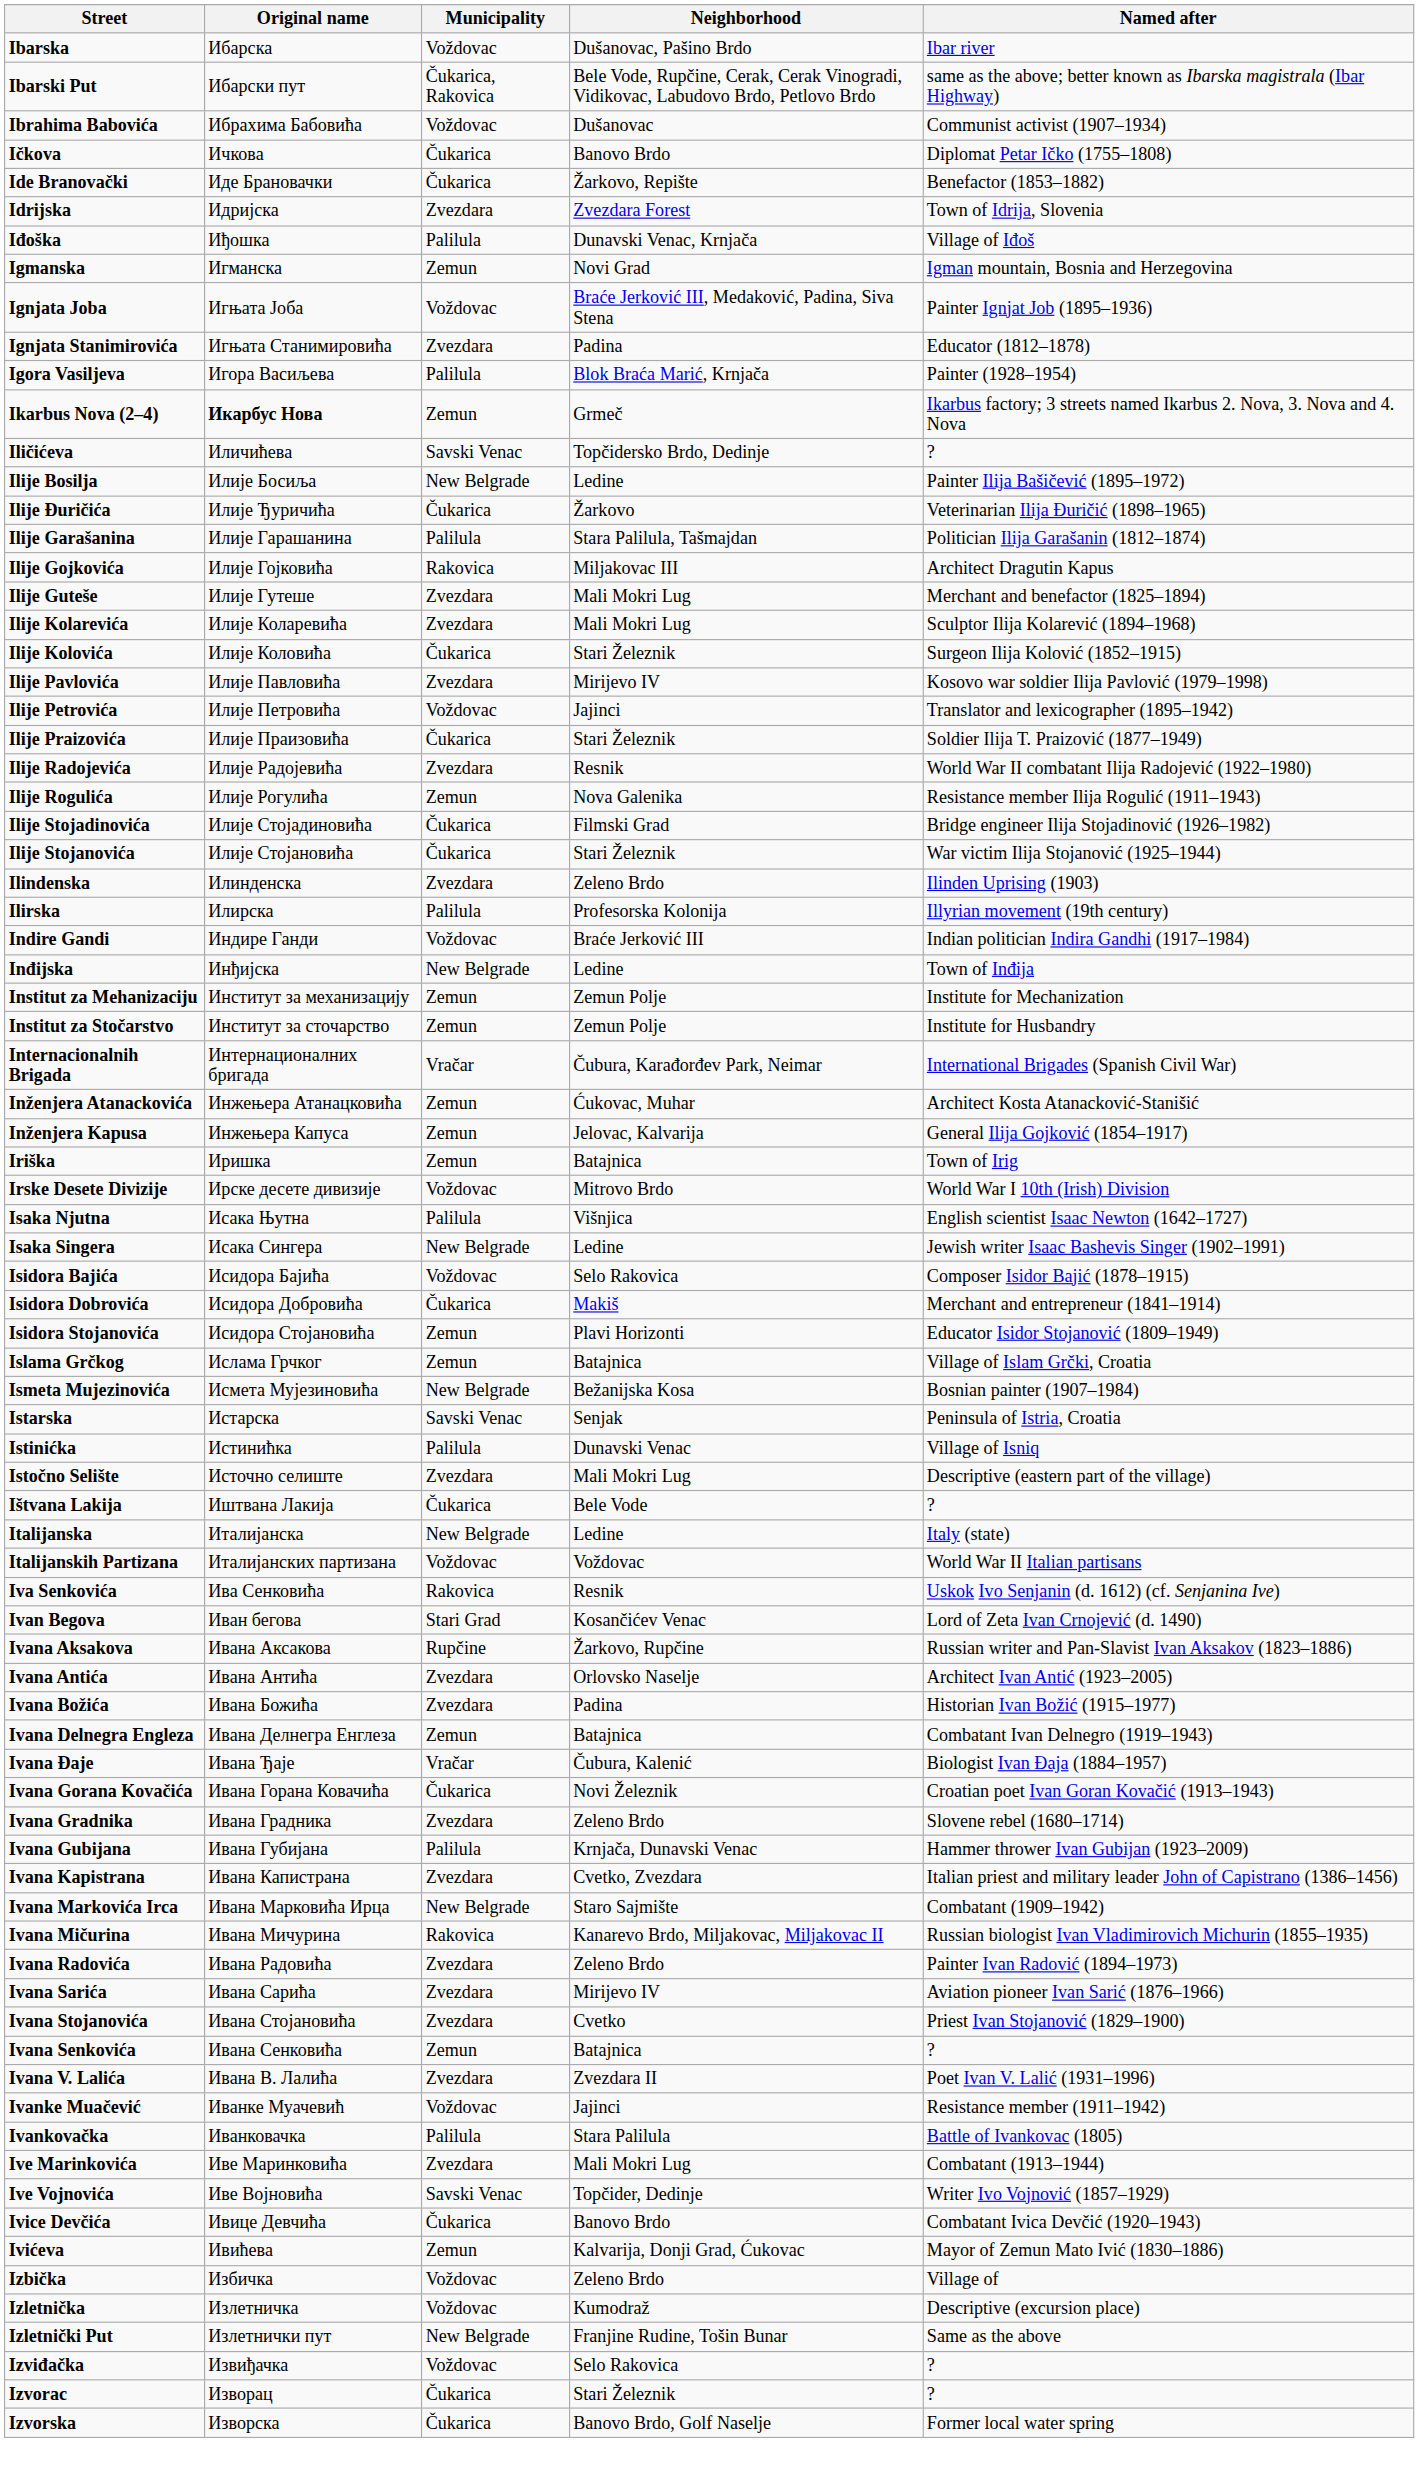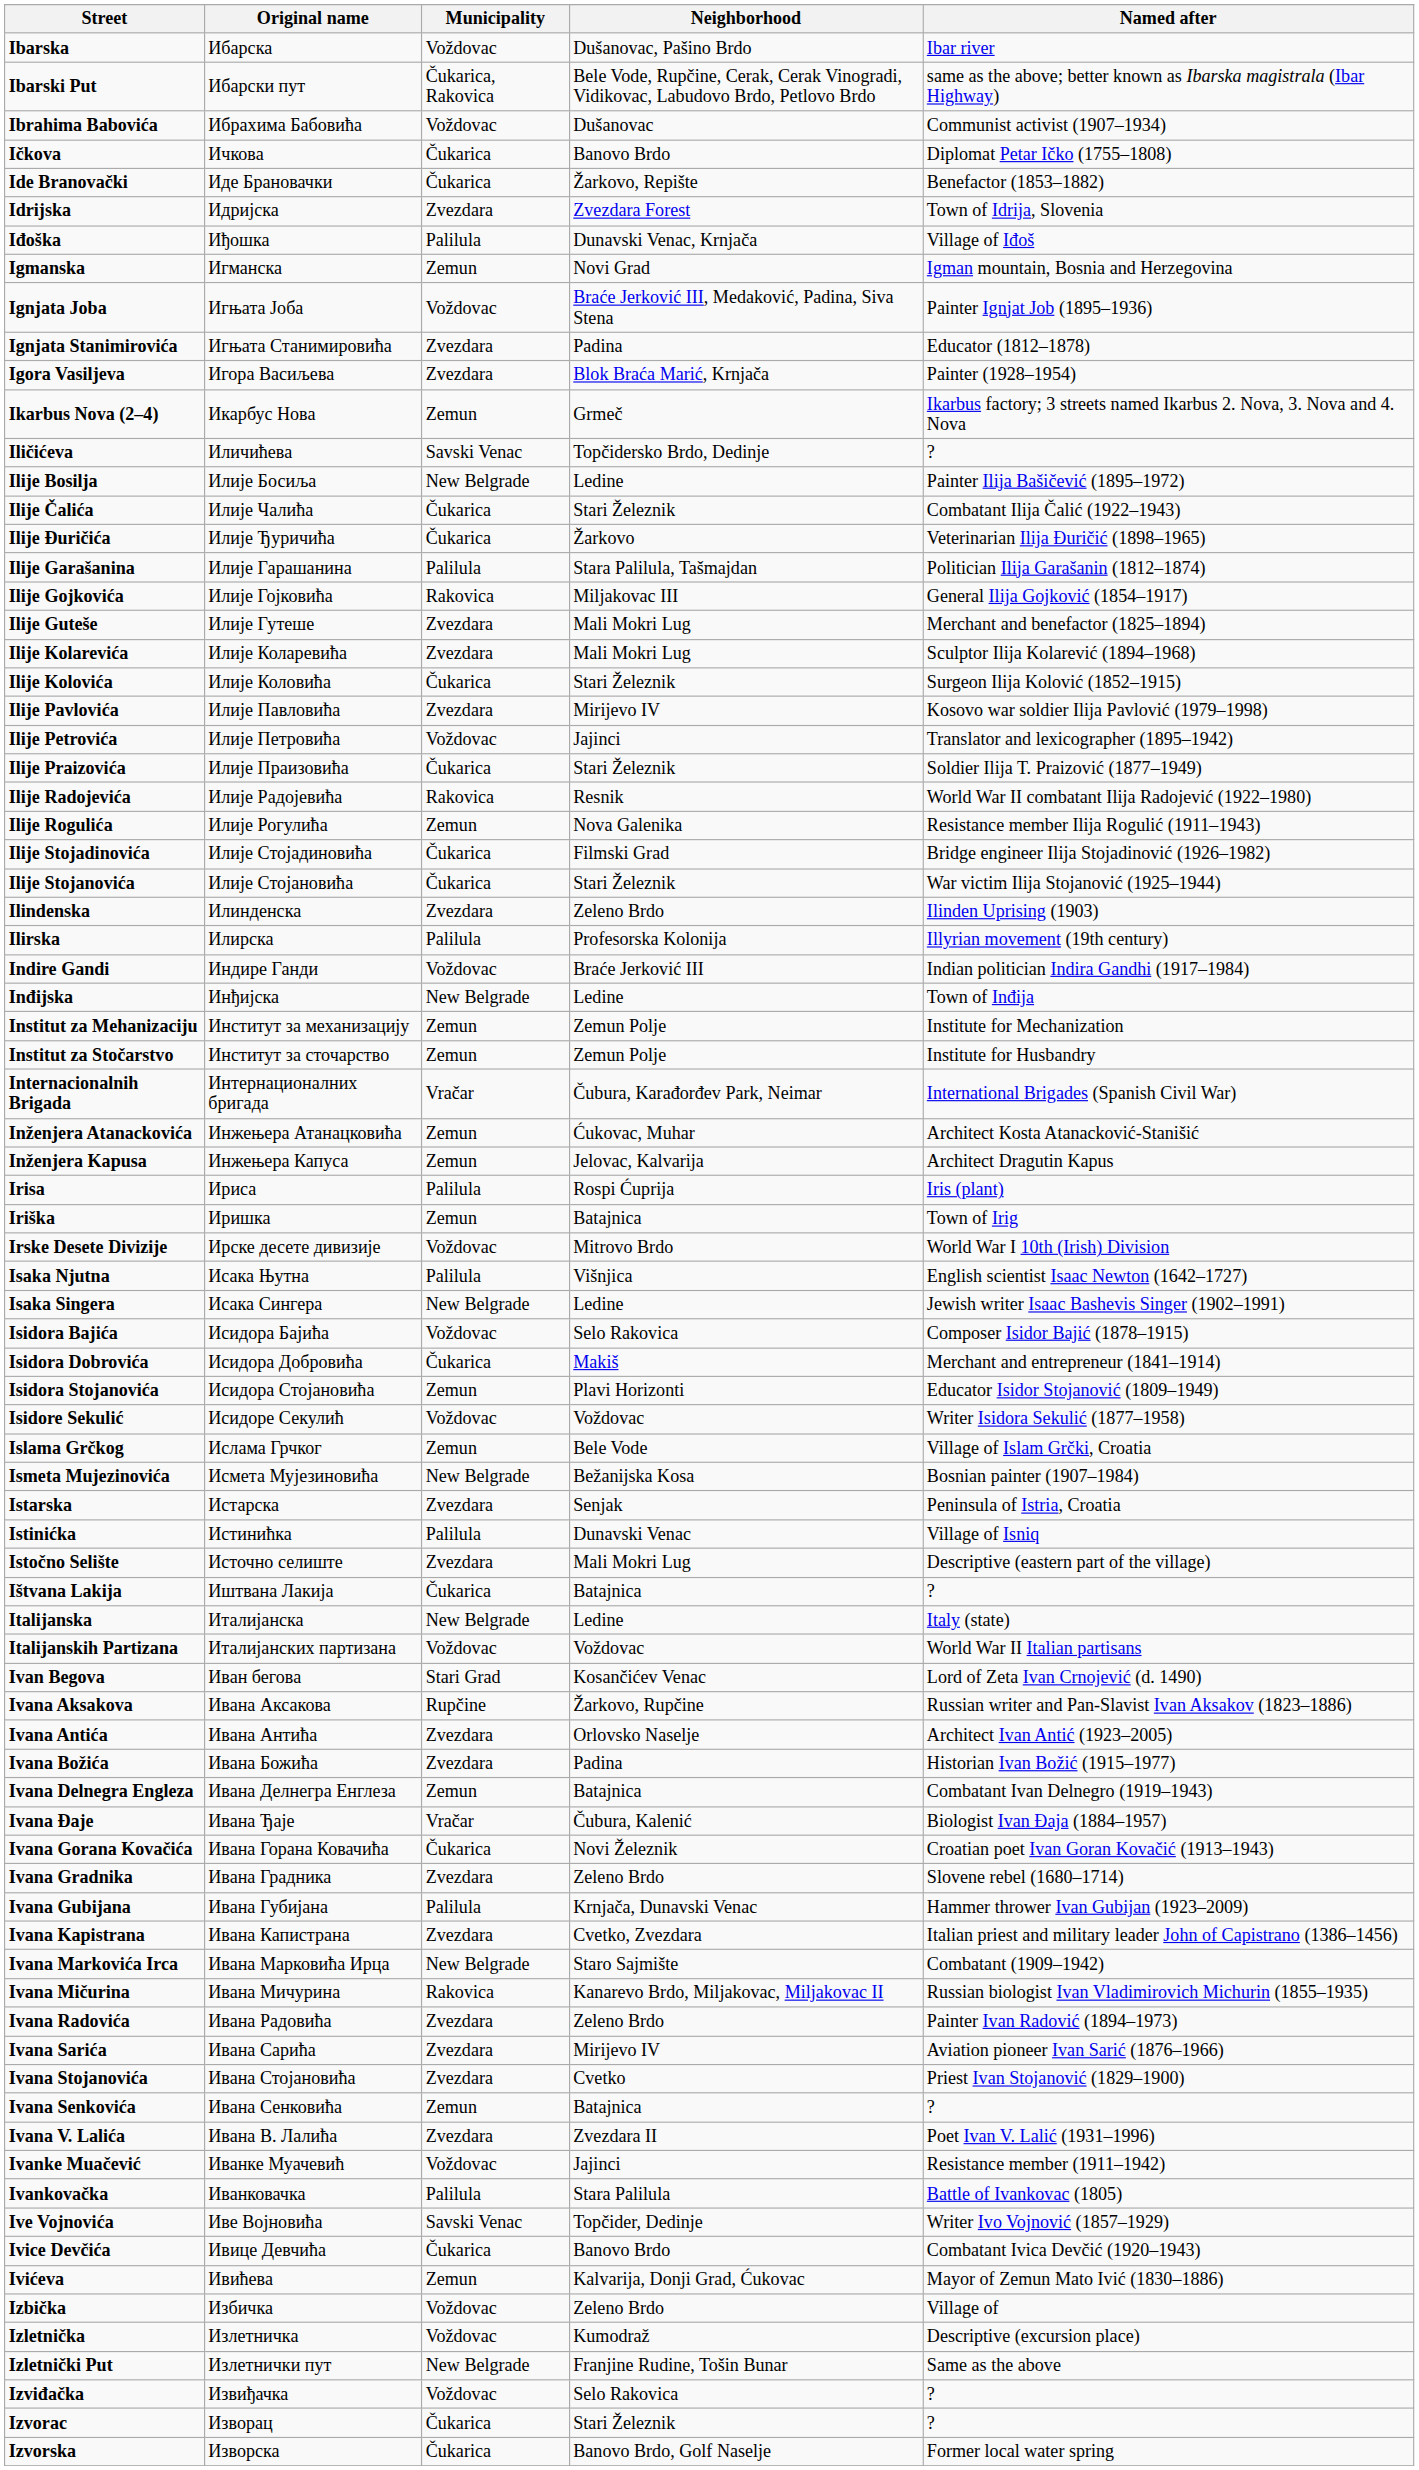(453, 374) Palilula -> (459, 374) Zvezdara
(265, 413) bold -> (262, 413) normal
+ row: (51, 509)
(1020, 567) Architect Dragutin Kapus -> (1057, 595) General Ilija Gojković (1854–1917)
(459, 768) Zvezdara -> (460, 796) Rakovica
(1057, 1132) General Ilija Gojković (1854–1917) -> (1020, 1161) Architect Dragutin Kapus
+ row: (27, 1189)
+ row: (66, 1419)
(607, 1361) Batajnica -> (610, 1447) Bele Vode
(474, 1419) Savski Venac -> (459, 1505) Zvezdara
(610, 1505) Bele Vode -> (607, 1591) Batajnica
- row: (63, 1591)
- row: (73, 2164)
